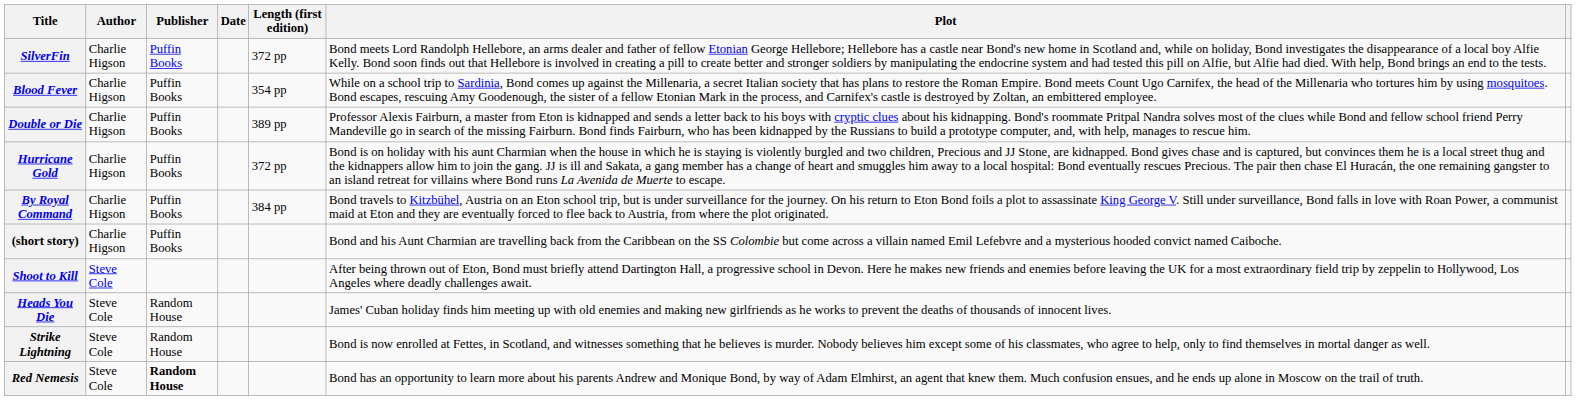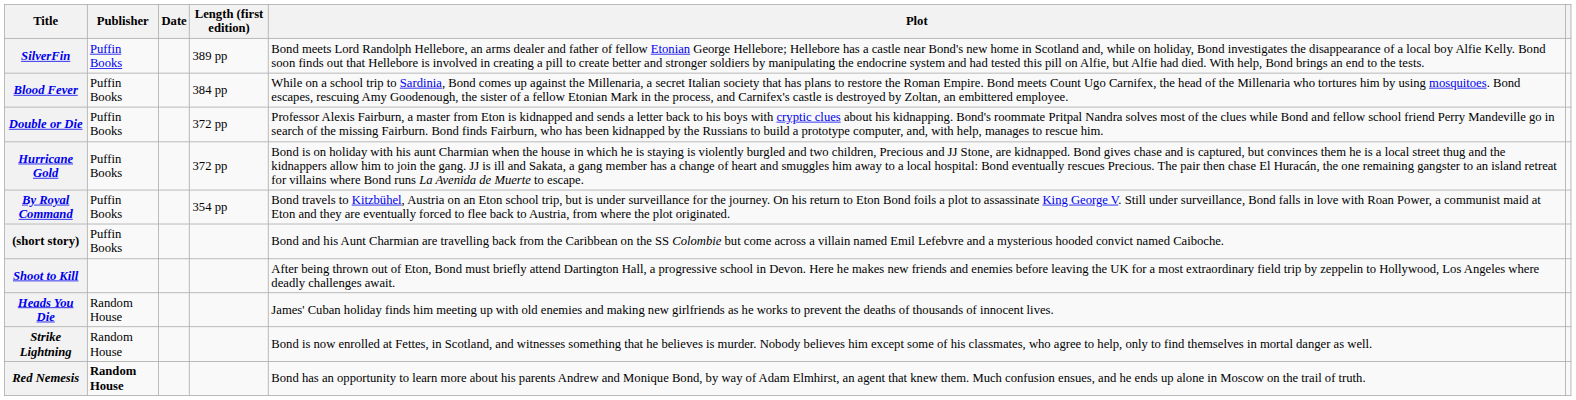- column: (116, 21)
(269, 55) 372 pp -> (210, 55) 389 pp
(269, 90) 354 pp -> (210, 90) 384 pp
(269, 124) 389 pp -> (210, 124) 372 pp
(269, 207) 384 pp -> (210, 207) 354 pp
